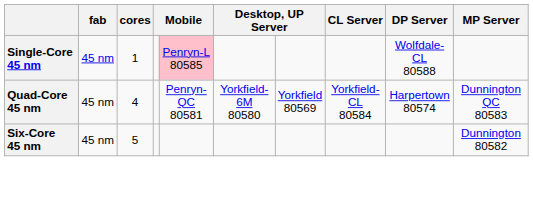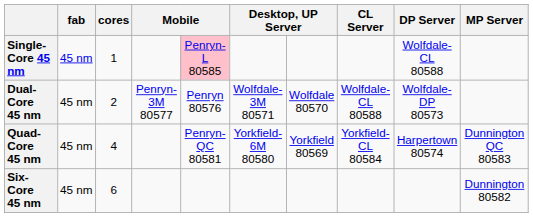+ row: (24, 102)
(135, 140) 5 -> (114, 190) 6
